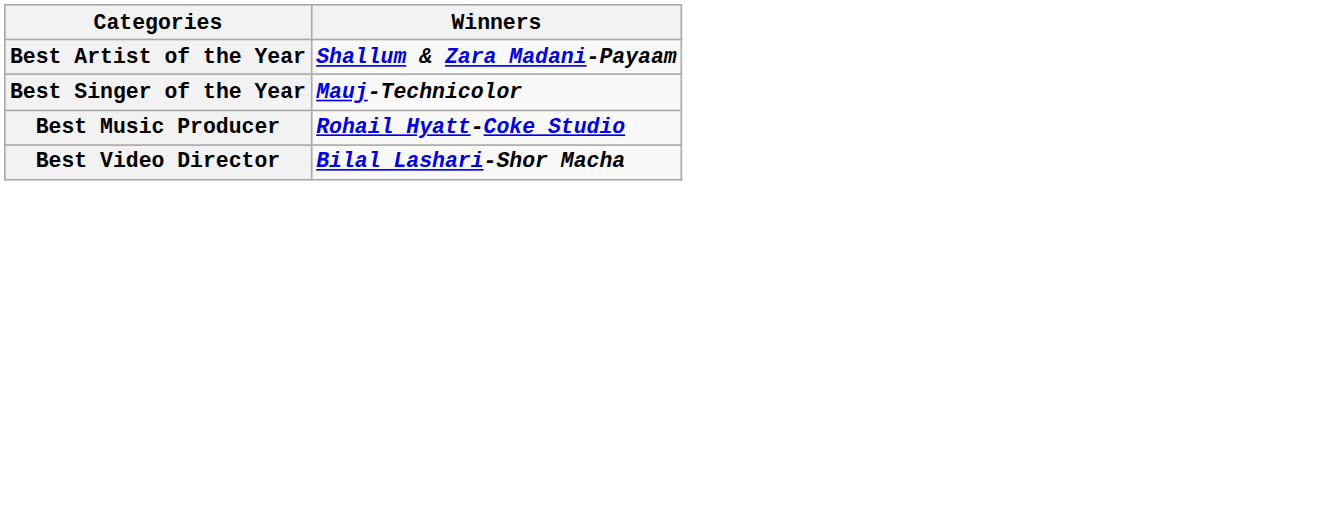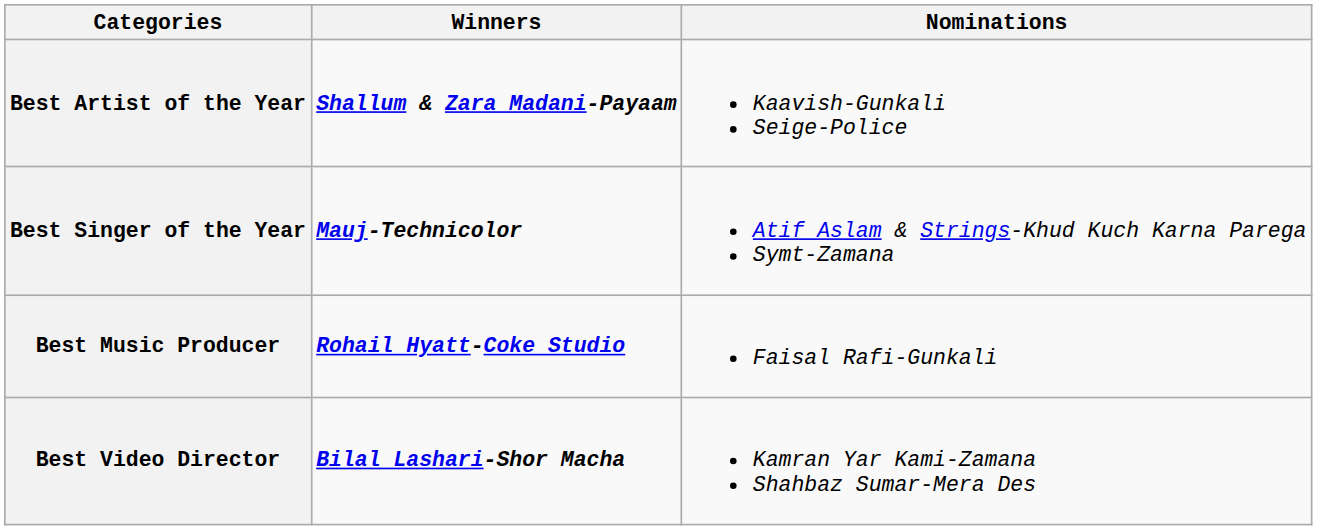+ column: (997, 22)
